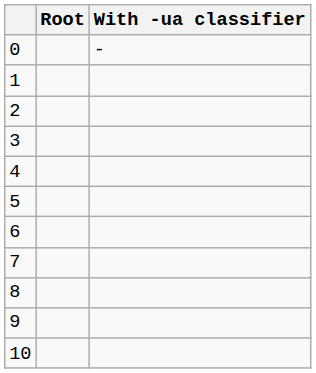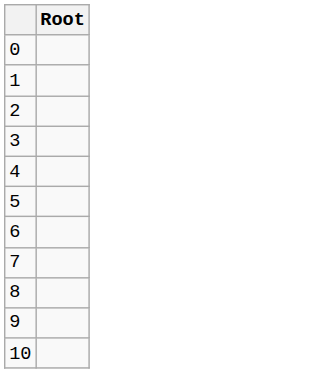- column: (200, 20)
